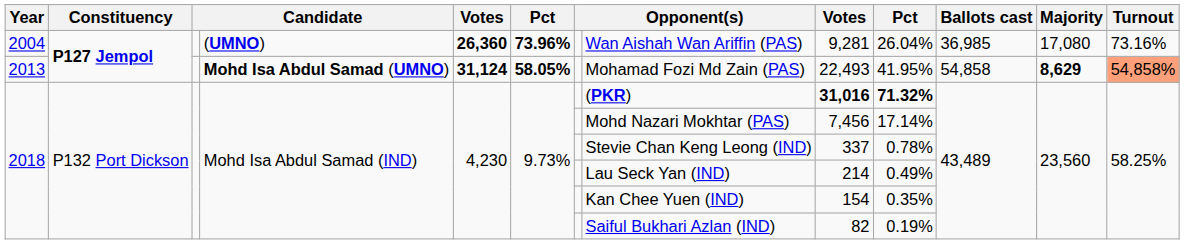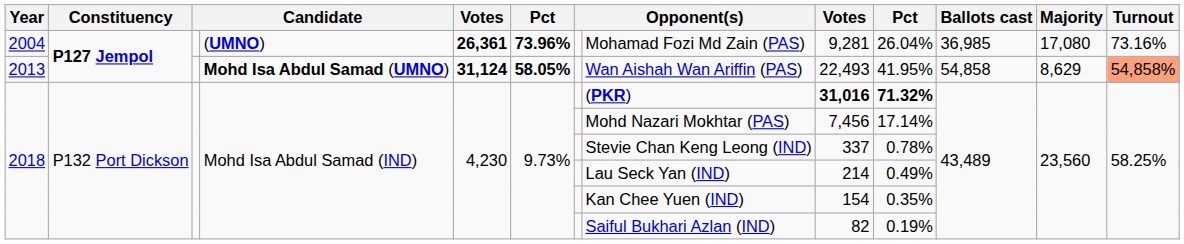(482, 44) 26,360 -> (482, 44) 26,361
(694, 44) Wan Aishah Wan Ariffin (PAS) -> (695, 44) Mohamad Fozi Md Zain (PAS)
(695, 70) Mohamad Fozi Md Zain (PAS) -> (694, 70) Wan Aishah Wan Ariffin (PAS)
(1061, 70) bold -> (1061, 70) normal
